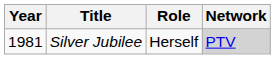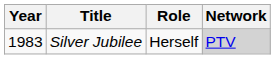(25, 41) 1981 -> (25, 41) 1983
